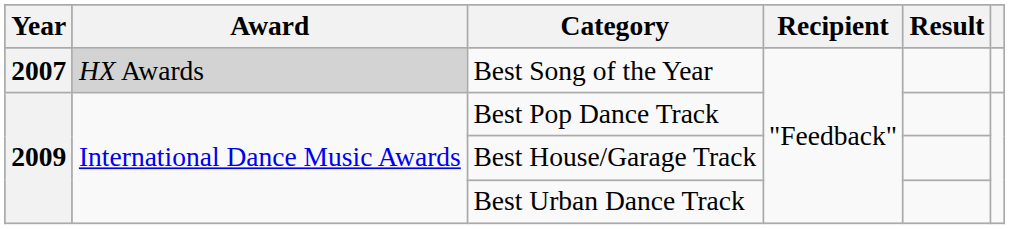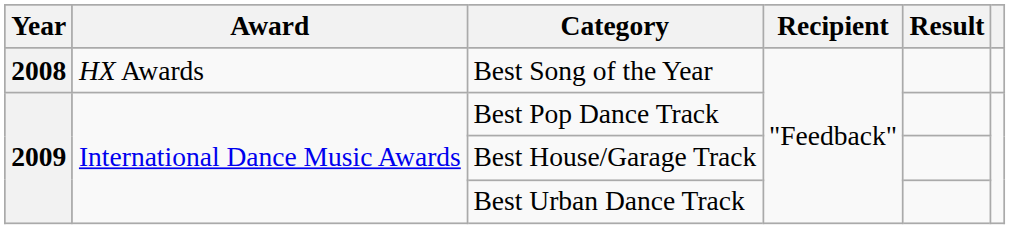(39, 69) 2007 -> (39, 69) 2008
(141, 69) lightgrey background -> (141, 69) no background
